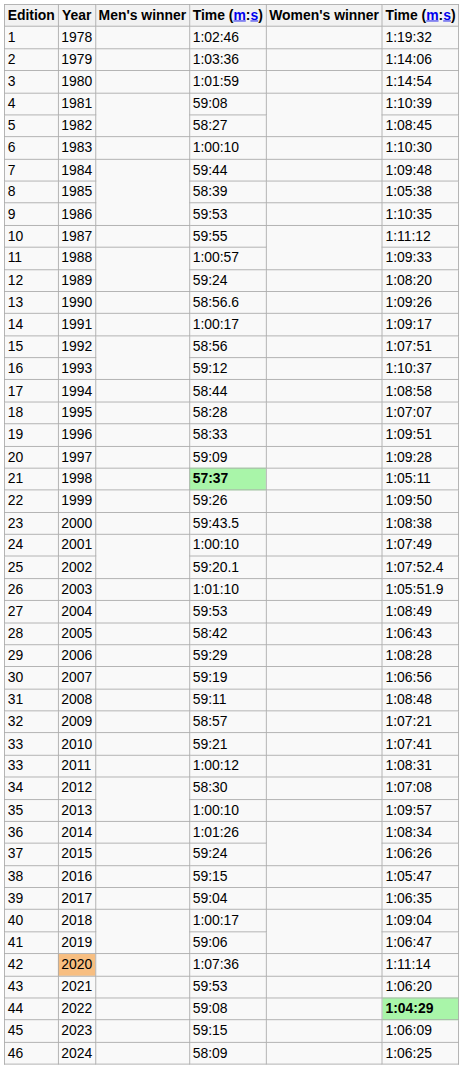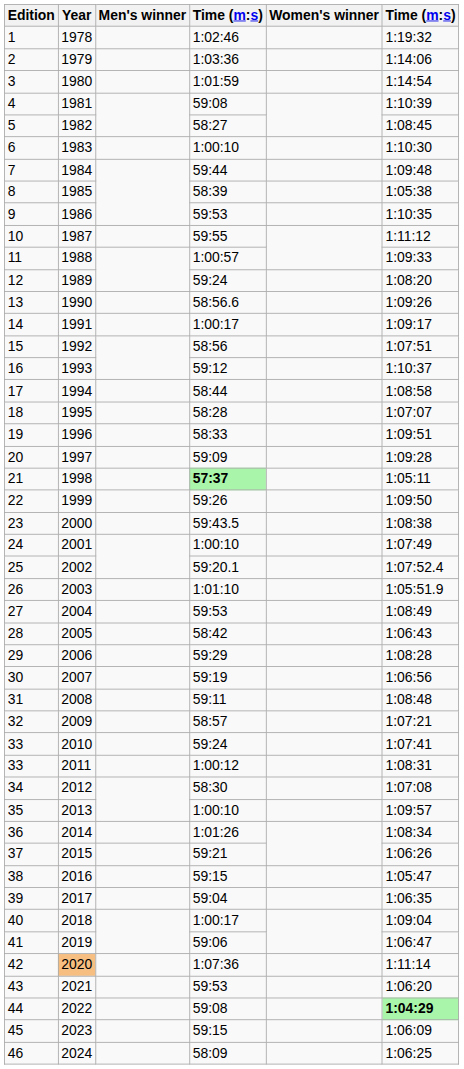(210, 744) 59:21 -> (210, 744) 59:24
(210, 854) 59:24 -> (210, 854) 59:21
